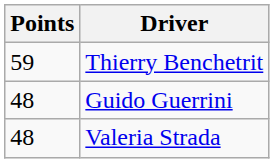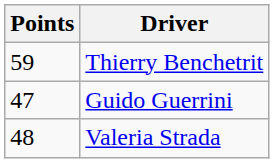(22, 99) 48 -> (22, 99) 47
